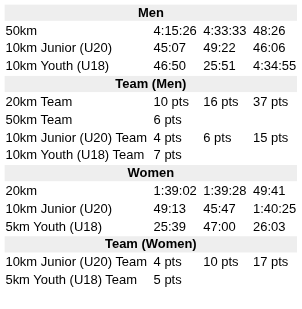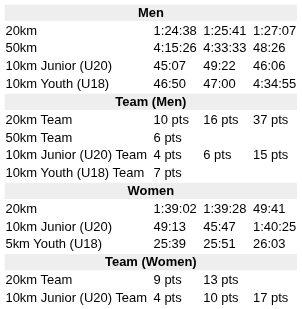+ row: (21, 30)
(220, 66) 25:51 -> (220, 84) 47:00
(220, 226) 47:00 -> (220, 244) 25:51
+ row: (39, 280)
- row: (71, 280)
